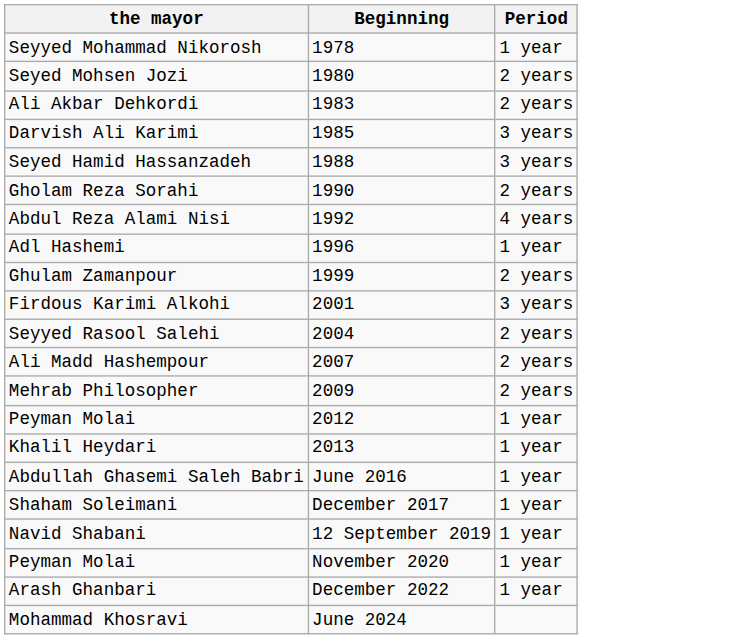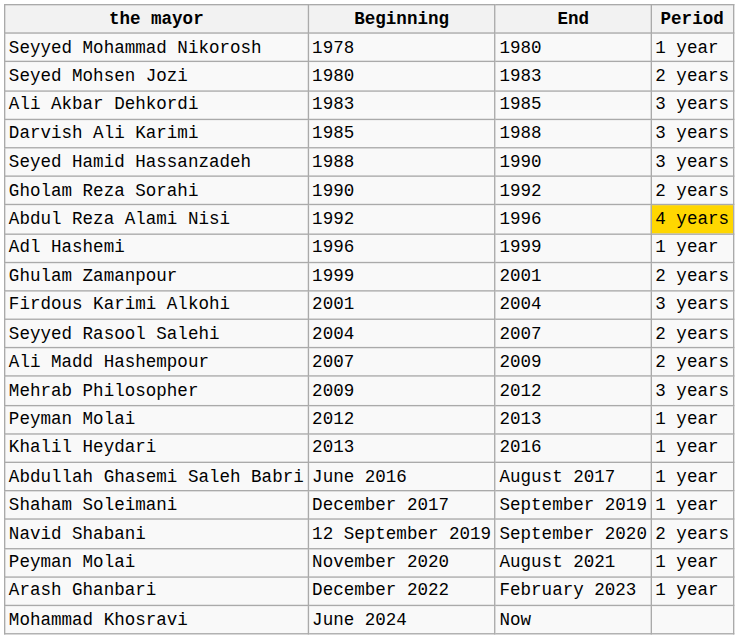+ column: (573, 19)
(536, 105) 2 years -> (692, 105) 3 years
(536, 219) no background -> (692, 219) gold background
(536, 391) 2 years -> (692, 391) 3 years
(531, 534) 1 year -> (692, 534) 2 years
